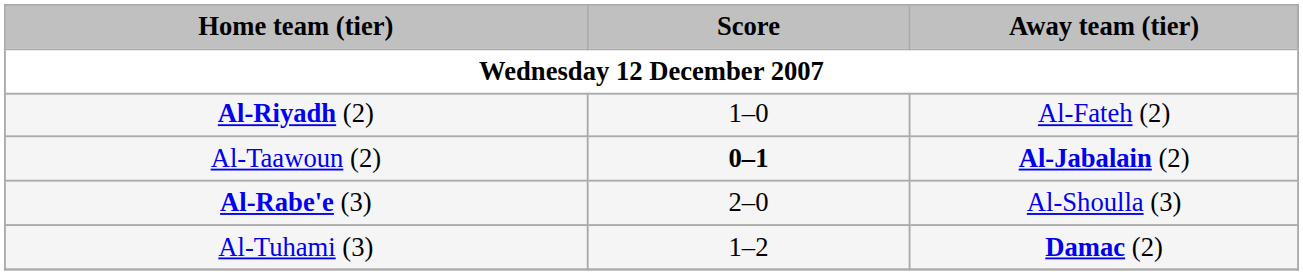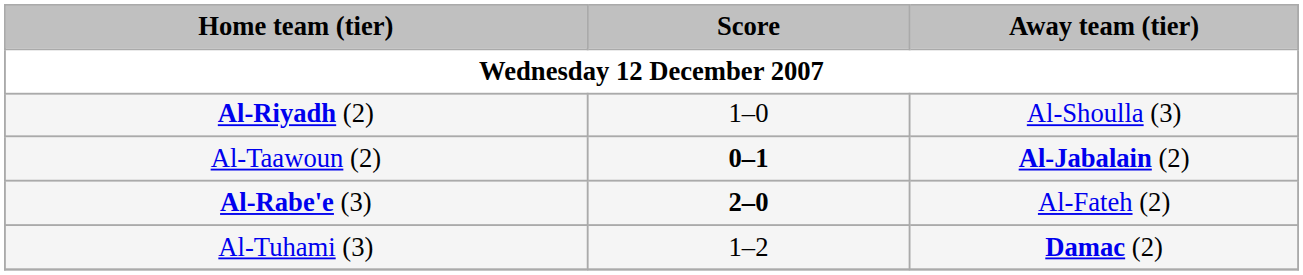(1104, 114) Al-Fateh (2) -> (1104, 114) Al-Shoulla (3)
(748, 202) normal -> (748, 202) bold
(1104, 202) Al-Shoulla (3) -> (1104, 202) Al-Fateh (2)
